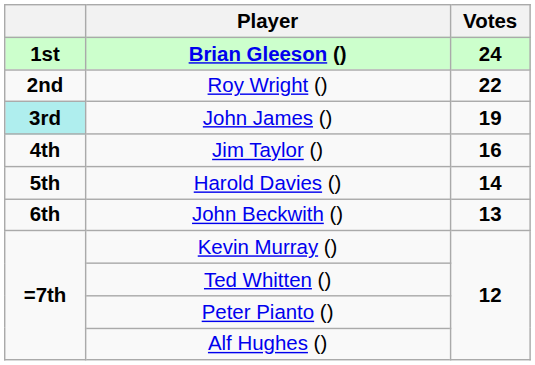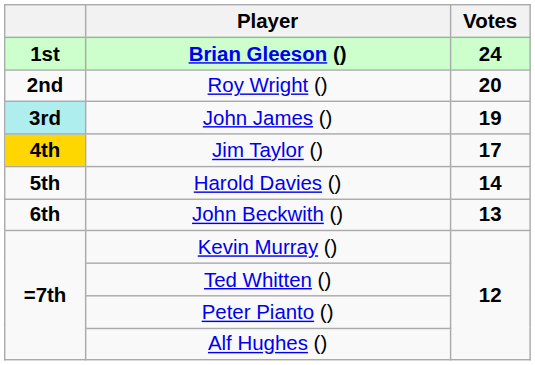(490, 86) 22 -> (490, 86) 20
(45, 150) no background -> (45, 150) gold background
(490, 150) 16 -> (490, 150) 17
